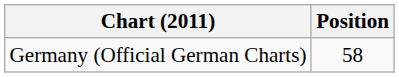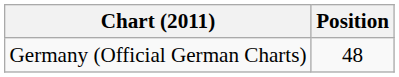(353, 54) 58 -> (353, 54) 48
